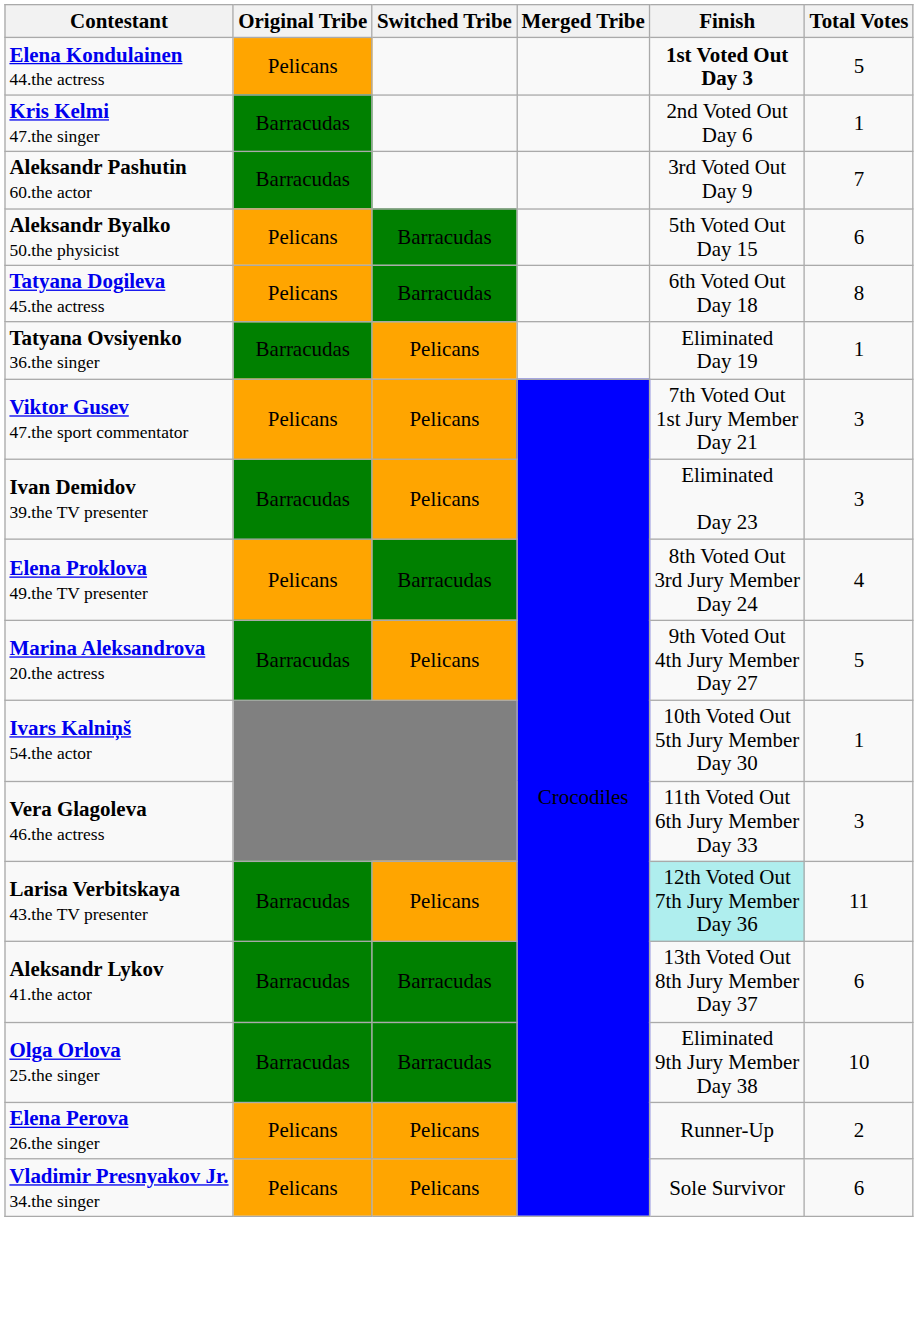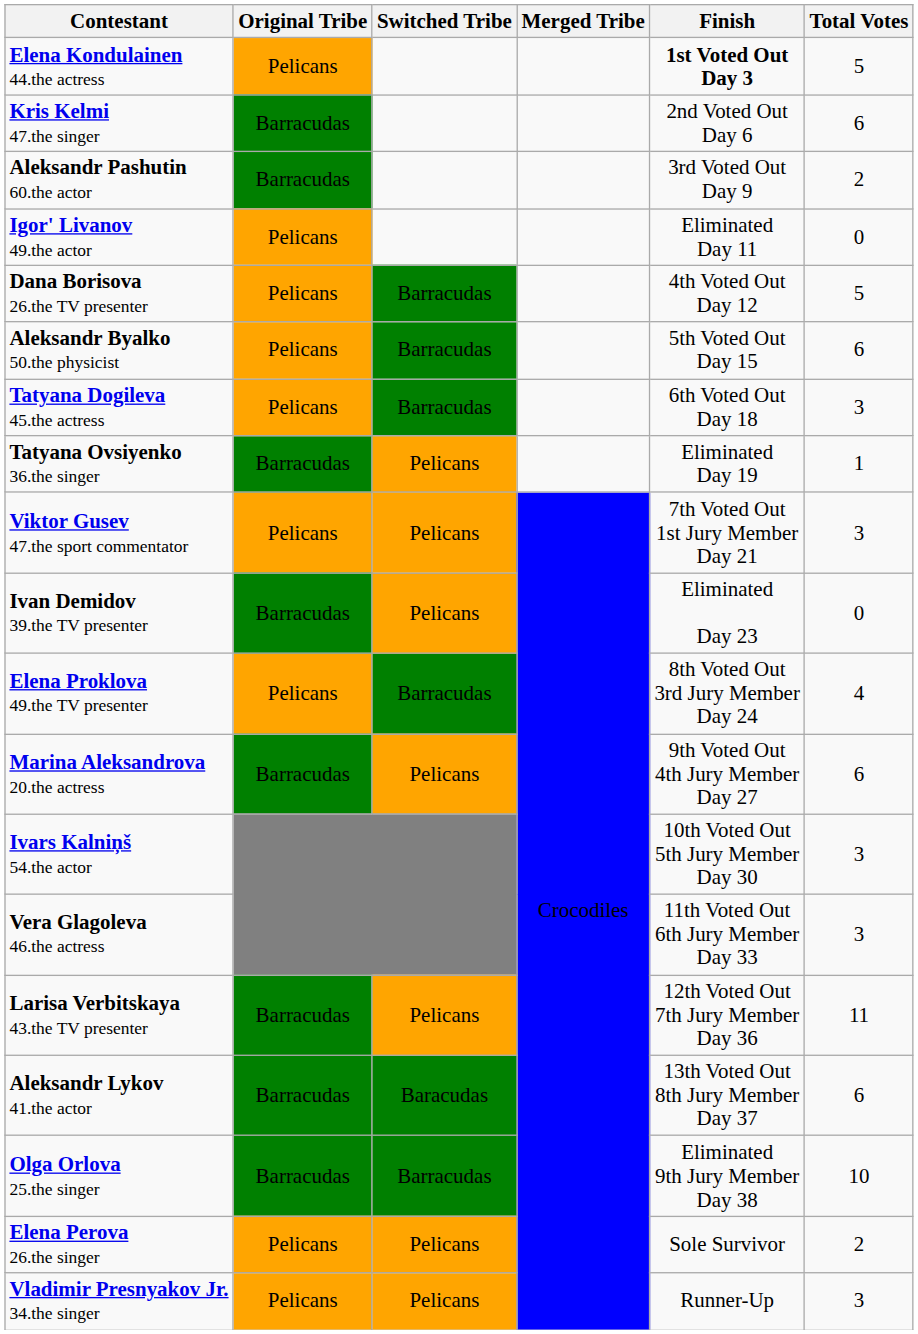(859, 122) 1 -> (859, 122) 6
(859, 179) 7 -> (859, 179) 2
+ row: (71, 236)
+ row: (79, 293)
(859, 293) 8 -> (859, 407) 3
(859, 499) 3 -> (859, 612) 0
(859, 660) 5 -> (859, 773) 6
(859, 740) 1 -> (859, 854) 3
(727, 901) paleturquoise background -> (727, 1014) no background
(444, 981) Barracudas -> (444, 1095) Baracudas
(727, 1130) Runner-Up -> (727, 1244) Sole Survivor
(727, 1187) Sole Survivor -> (727, 1301) Runner-Up
(859, 1187) 6 -> (859, 1301) 3
